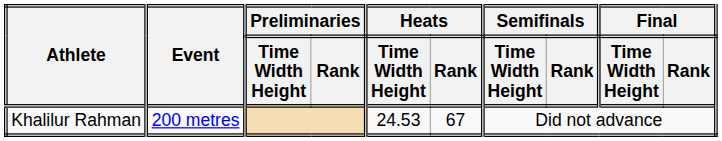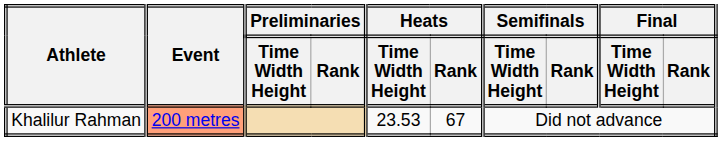(196, 121) no background -> (196, 121) lightsalmon background
(398, 121) 24.53 -> (398, 121) 23.53
